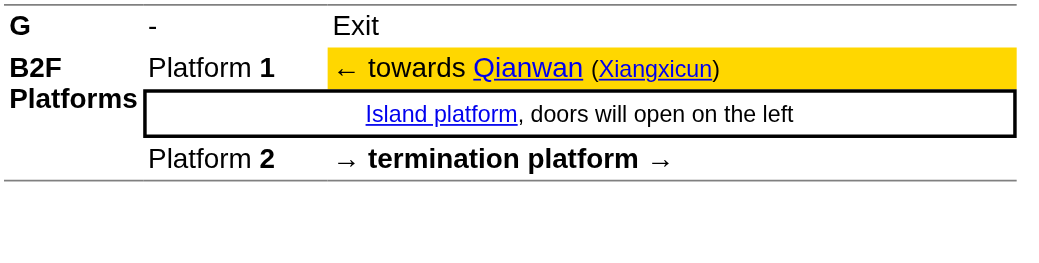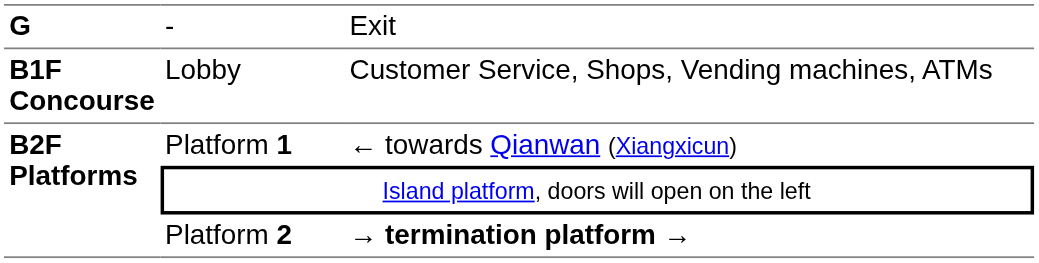+ row: (203, 69)
(526, 68) gold background -> (543, 144) no background
